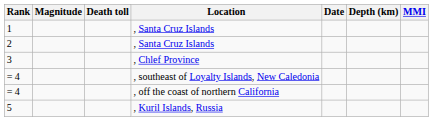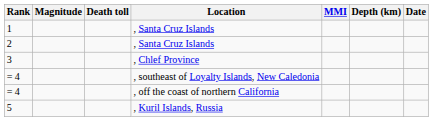columns swapped: (414, 12) <-> (334, 12)
